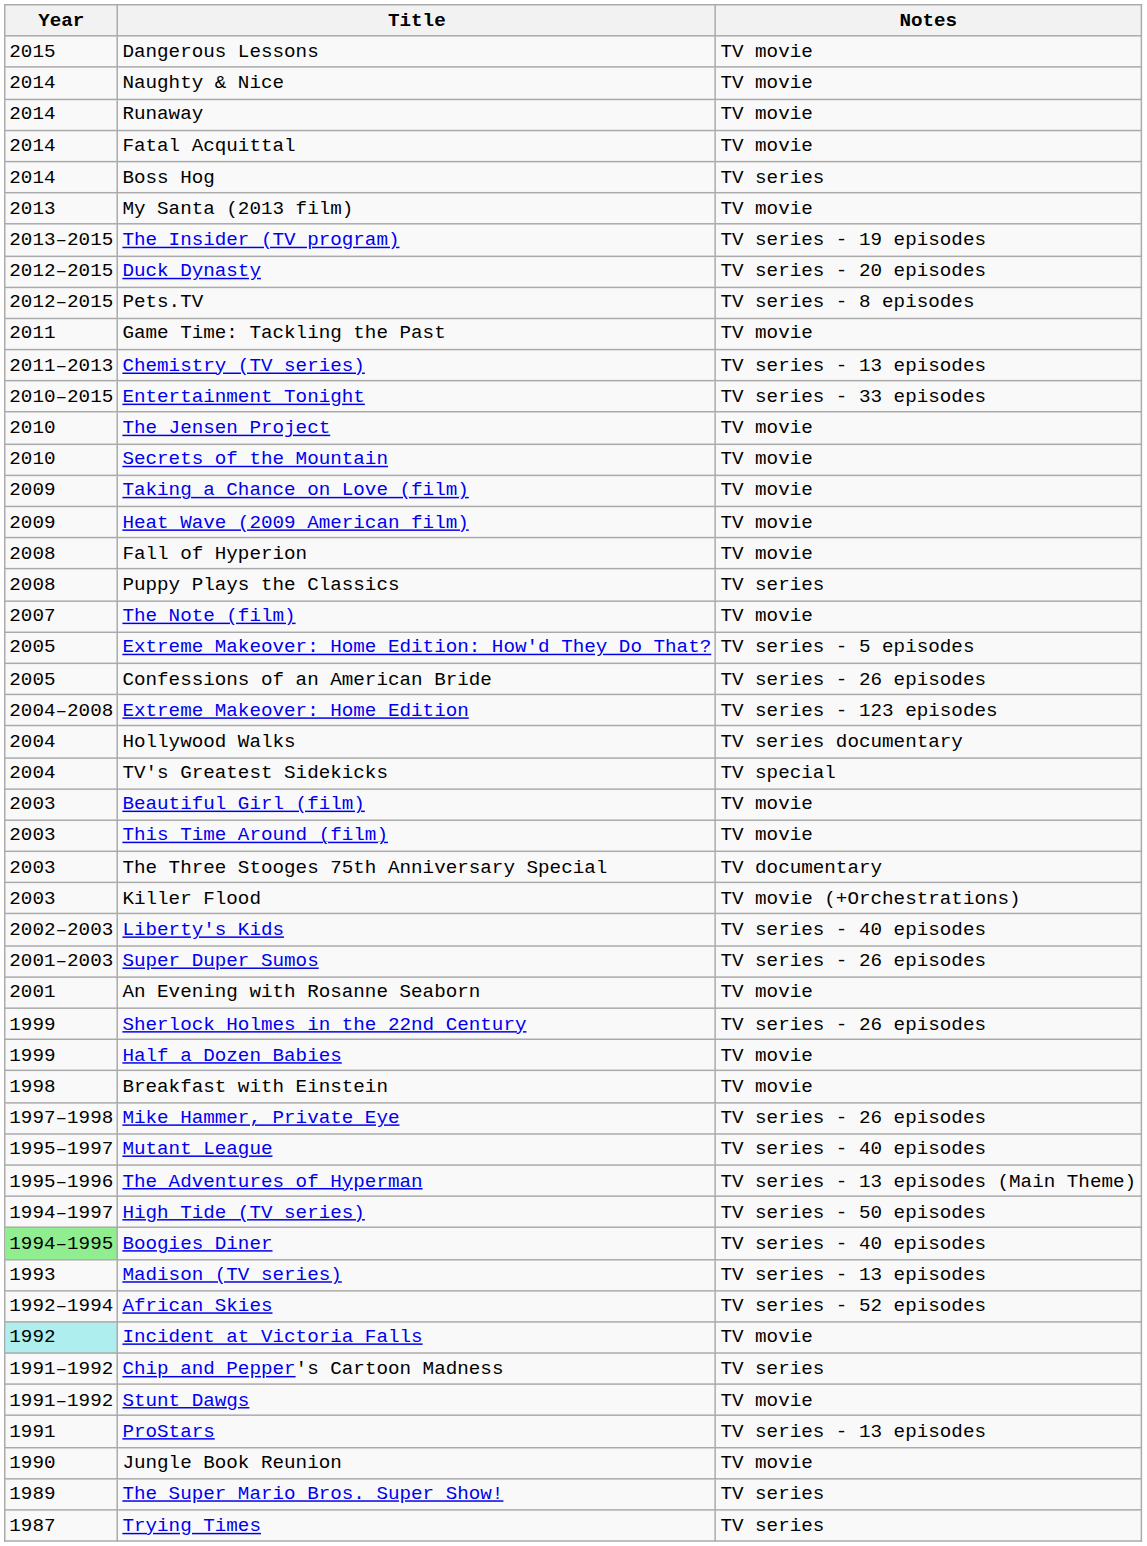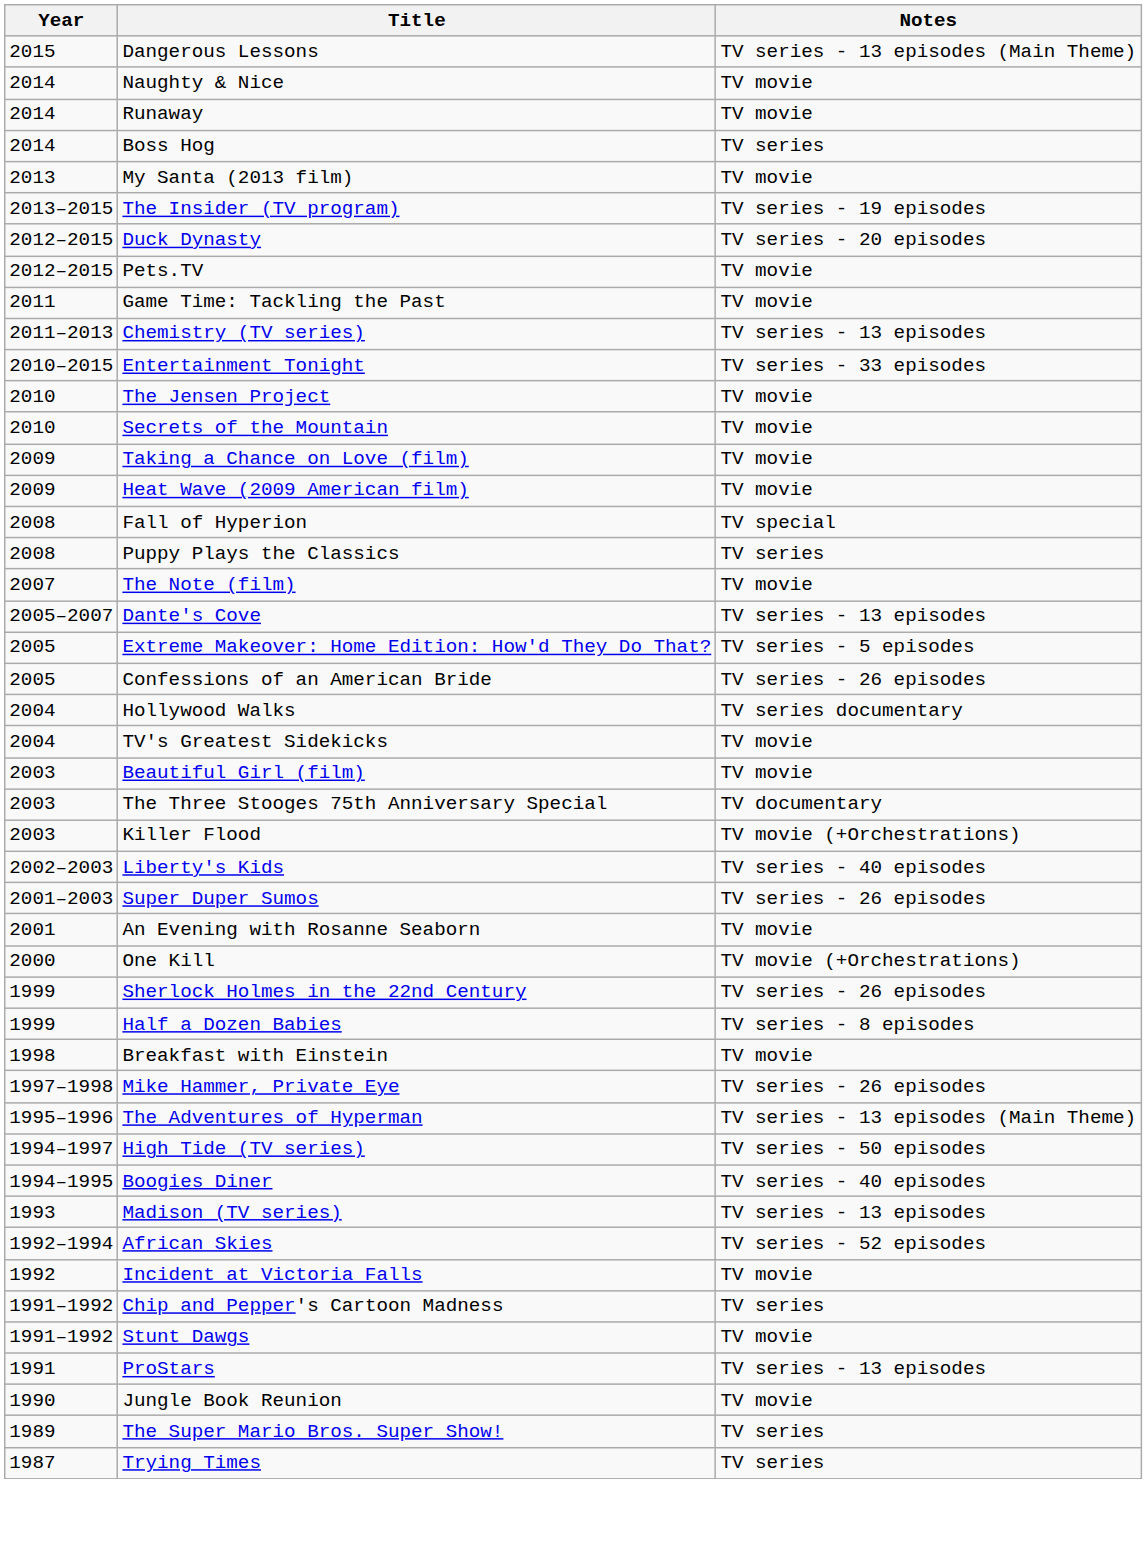(767, 52) TV movie -> (928, 52) TV series - 13 episodes (Main Theme)
- row: (209, 146)
(847, 303) TV series - 8 episodes -> (767, 271) TV movie
(767, 553) TV movie -> (778, 522) TV special
+ row: (192, 616)
- row: (296, 710)
(778, 773) TV special -> (767, 742) TV movie
- row: (255, 836)
+ row: (169, 961)
(767, 1055) TV movie -> (847, 1024) TV series - 8 episodes
- row: (197, 1149)
(61, 1243) lightgreen background -> (61, 1181) no background
(32, 1337) paleturquoise background -> (32, 1275) no background
